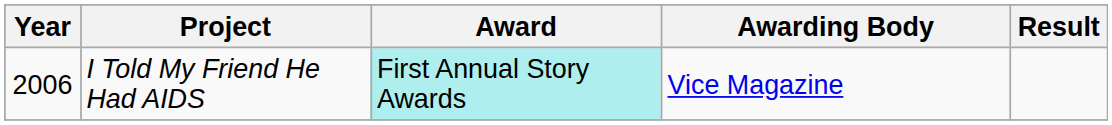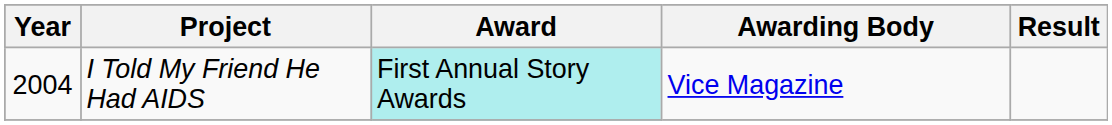(43, 84) 2006 -> (43, 84) 2004
